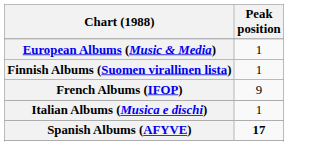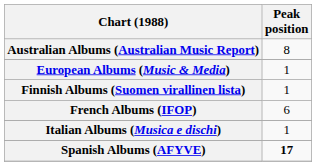+ row: (133, 49)
(259, 89) 9 -> (287, 110) 6
